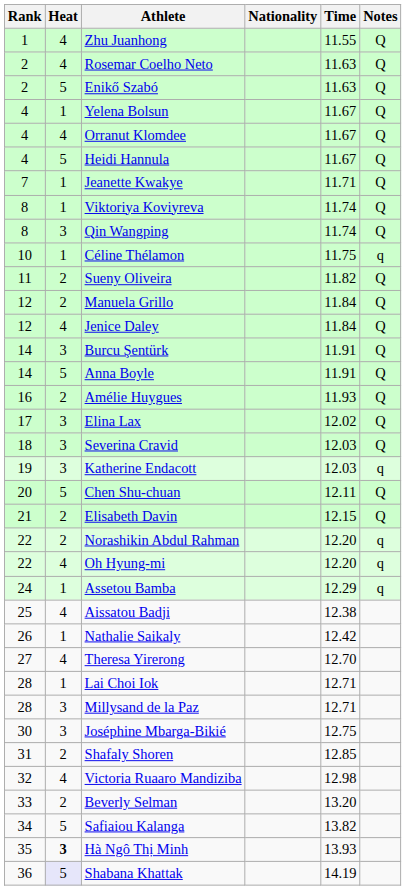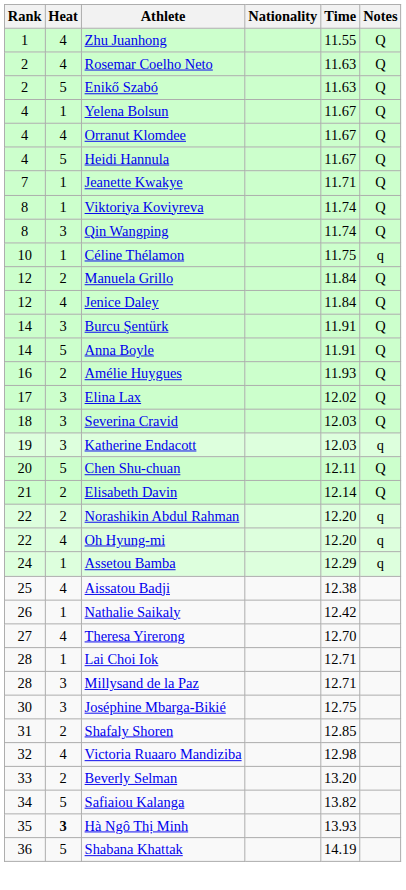- row: (128, 278)
(340, 516) 12.15 -> (340, 492) 12.14
(63, 873) lavender background -> (63, 849) no background
